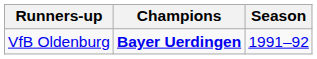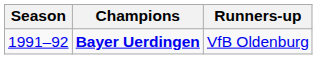columns swapped: (279, 16) <-> (59, 16)
